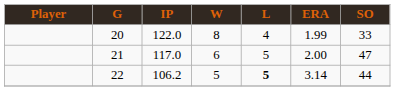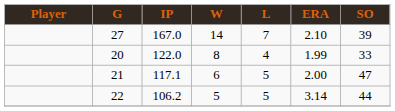+ row: (117, 34)
(167, 55) 117.0 -> (167, 75) 117.1
(266, 75) bold -> (266, 95) normal
